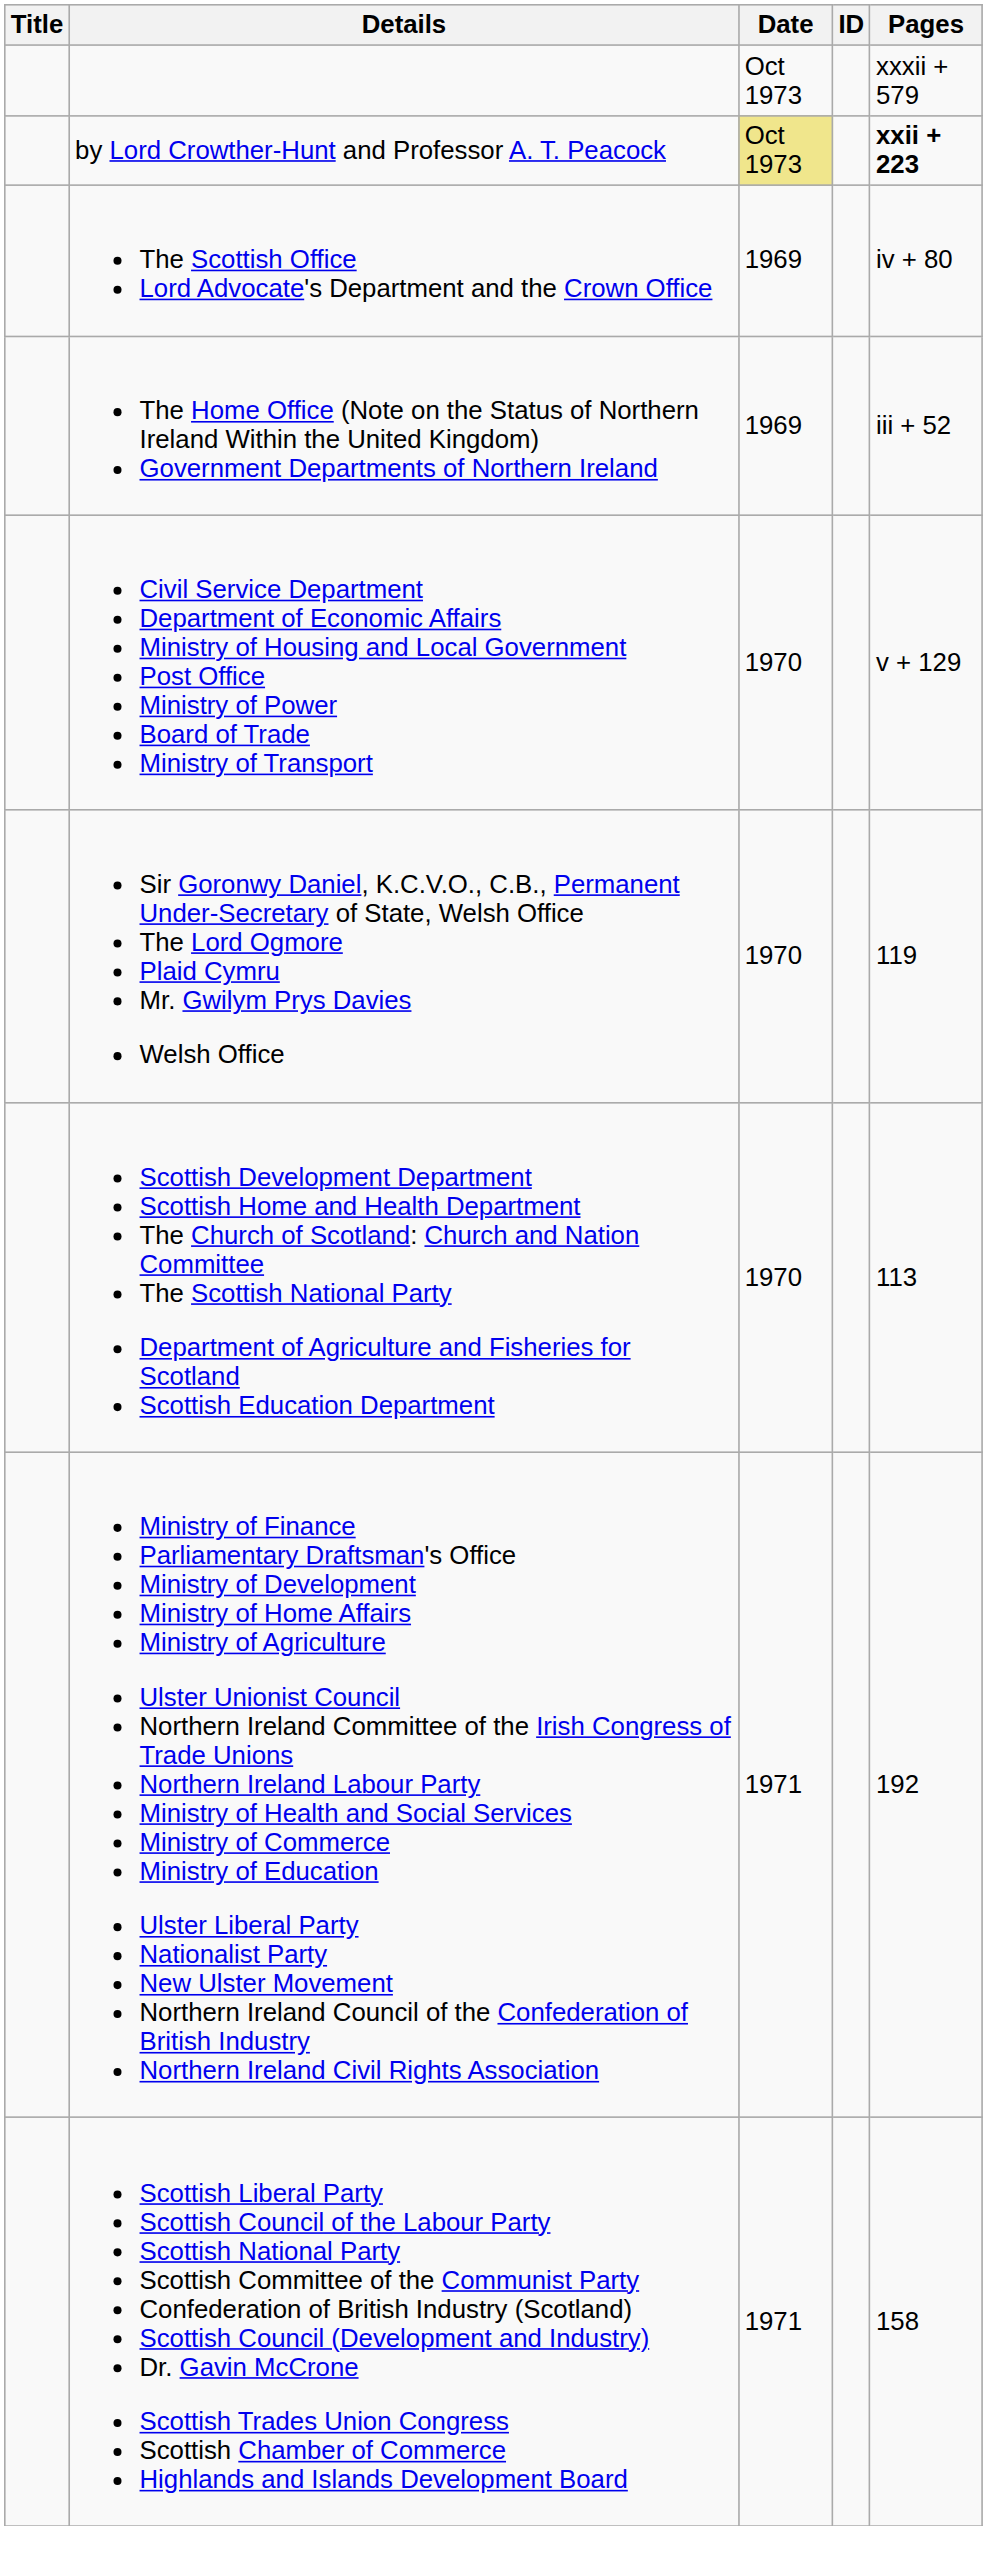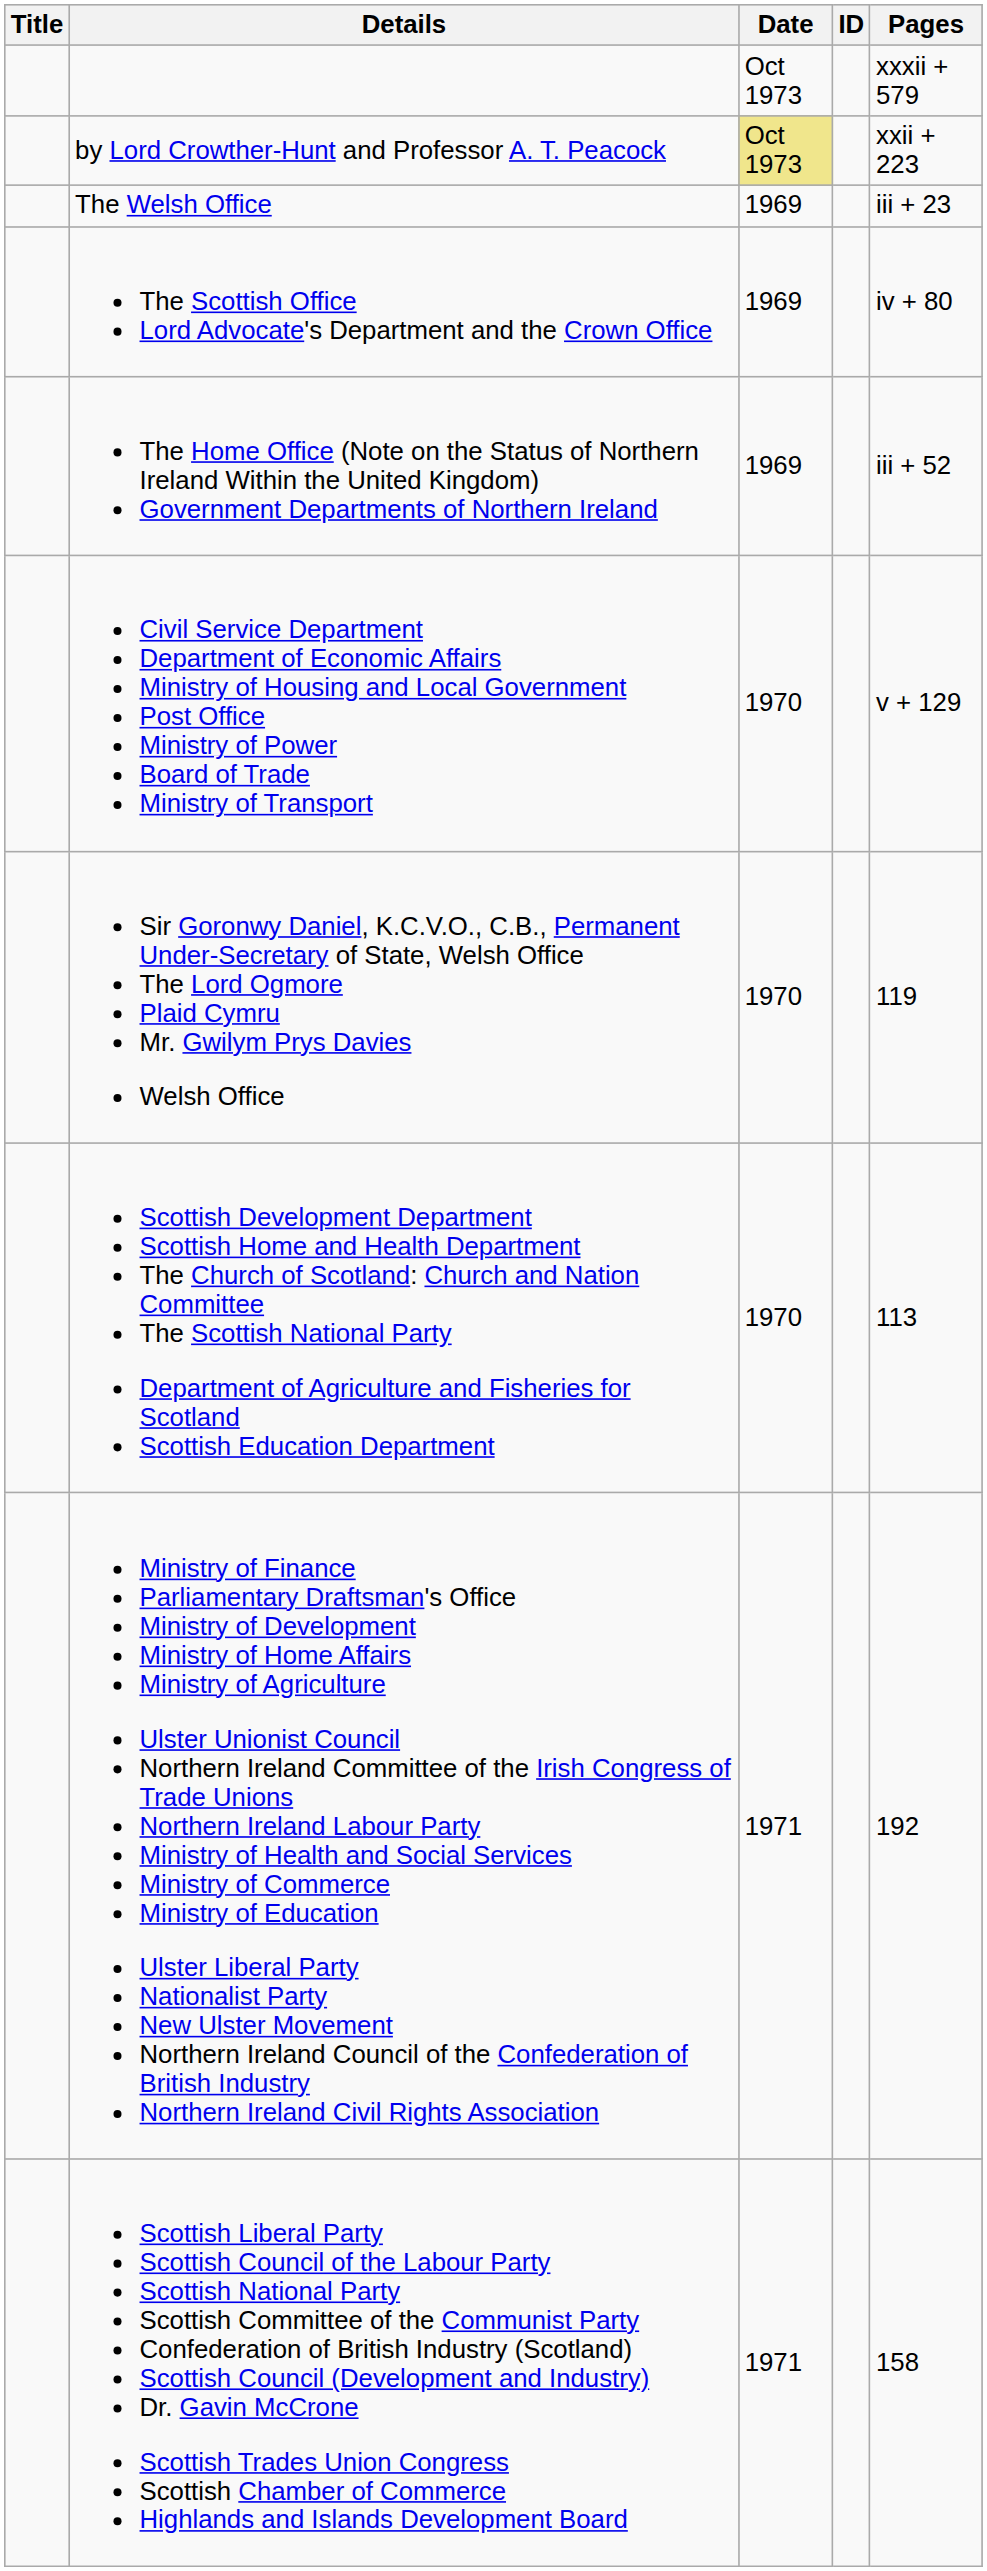(909, 150) bold -> (906, 150) normal
+ row: (173, 205)
